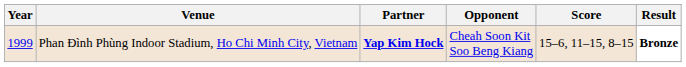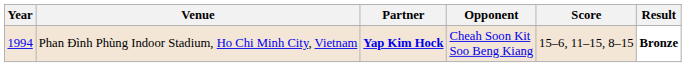(20, 43) 1999 -> (20, 43) 1994
